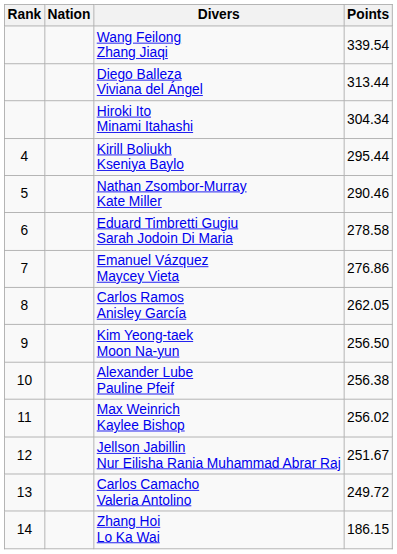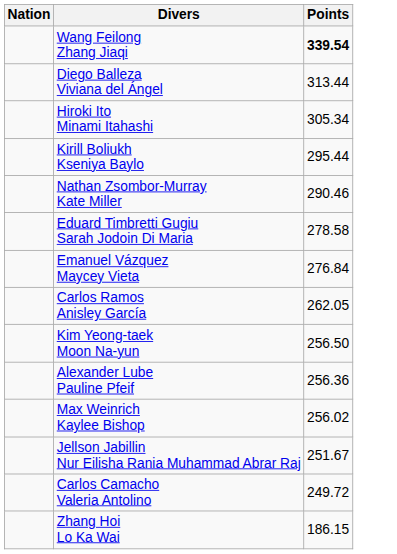- column: (24, 15)
(368, 44) normal -> (328, 44) bold
(368, 119) 304.34 -> (328, 119) 305.34
(368, 268) 276.86 -> (328, 268) 276.84
(368, 380) 256.38 -> (328, 380) 256.36
